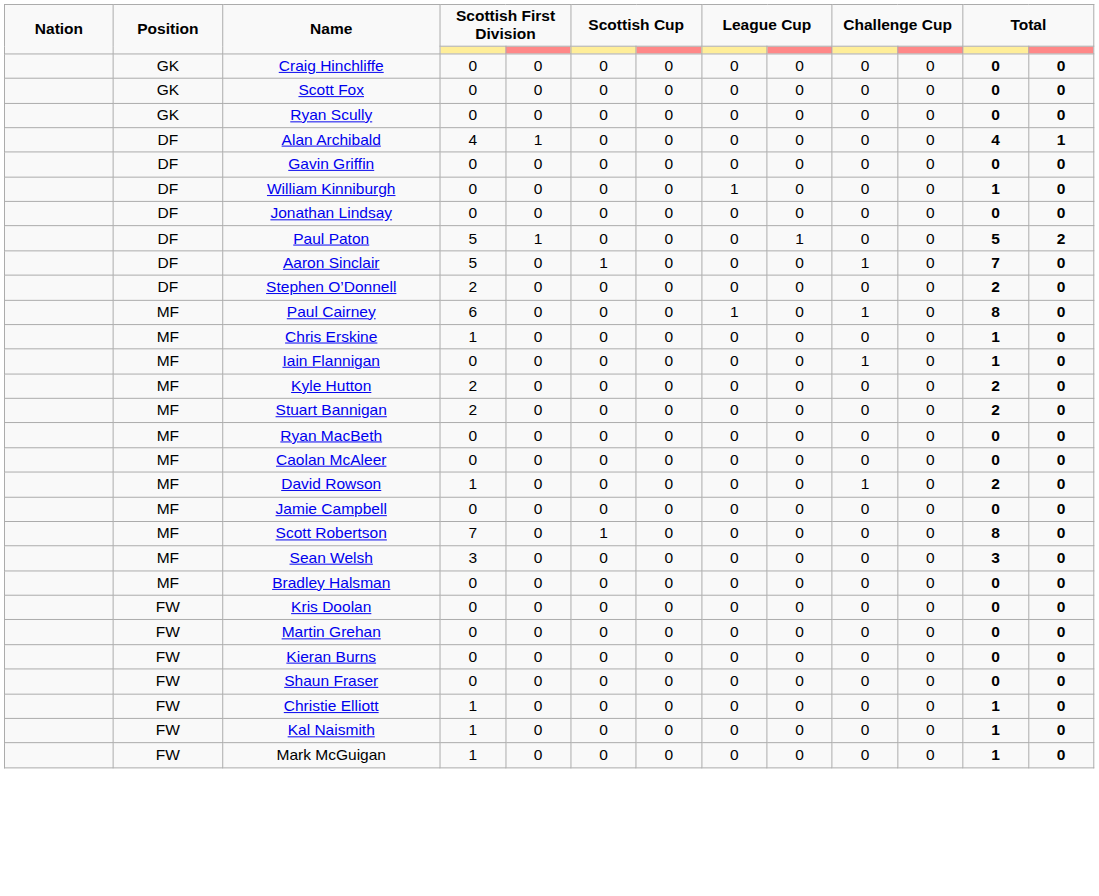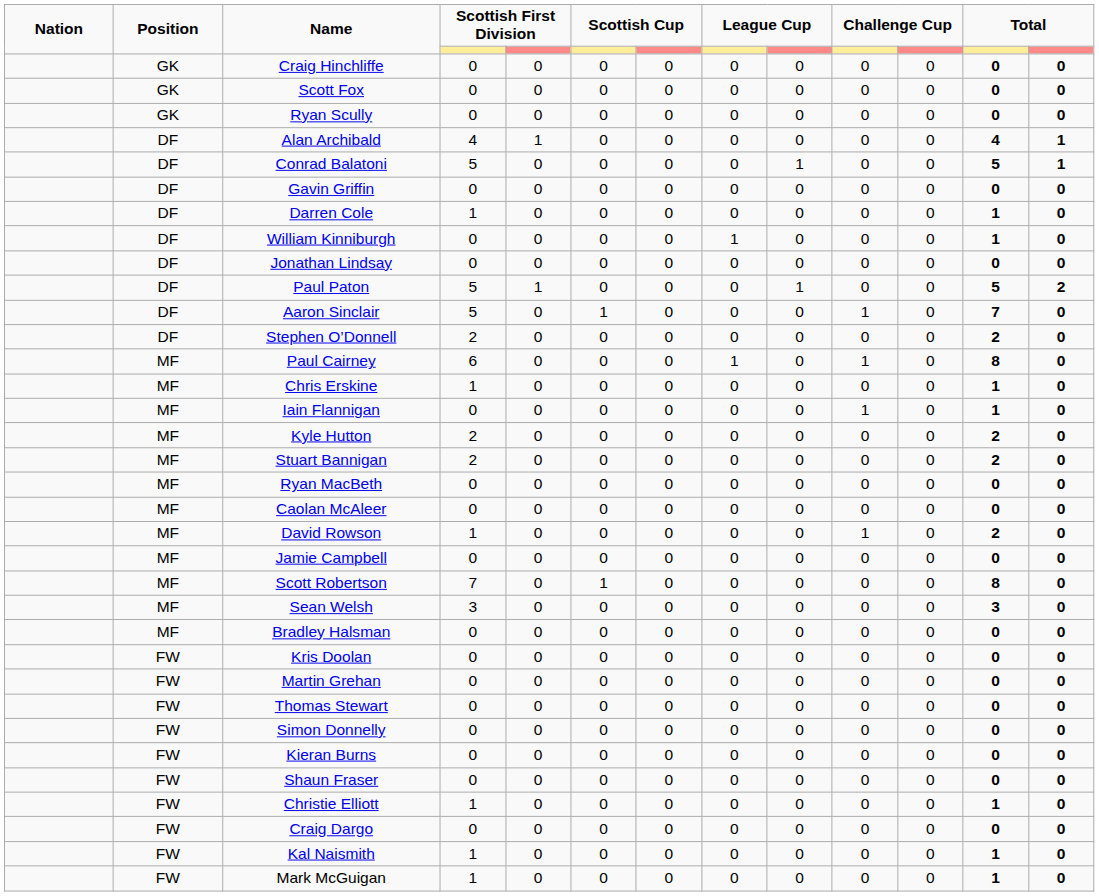+ row: (331, 164)
+ row: (331, 213)
+ row: (331, 705)
+ row: (331, 730)
+ row: (331, 829)
